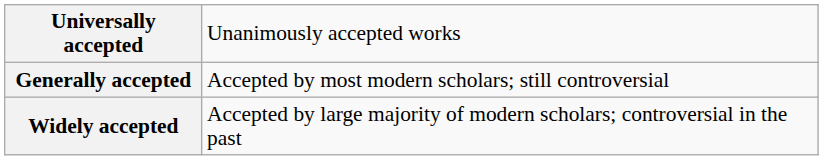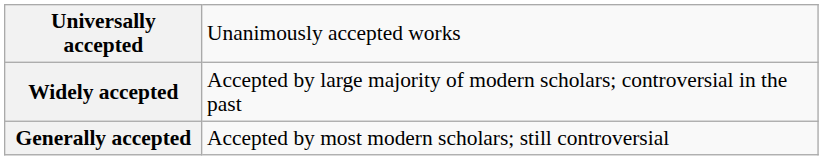rows swapped: (103, 125) <-> (103, 79)
